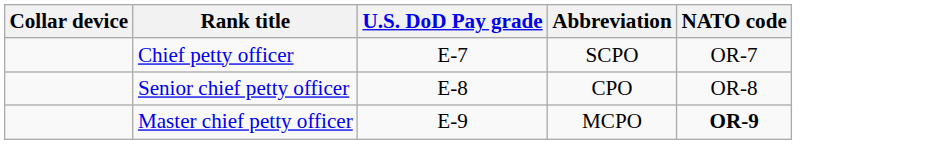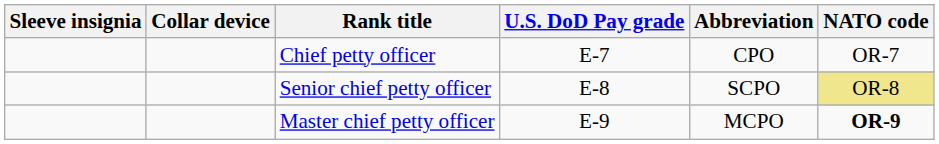+ column: (76, 21)
(612, 54) SCPO -> (754, 54) CPO
(612, 88) CPO -> (754, 88) SCPO
(734, 88) no background -> (876, 88) khaki background
